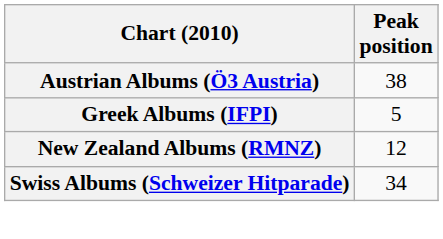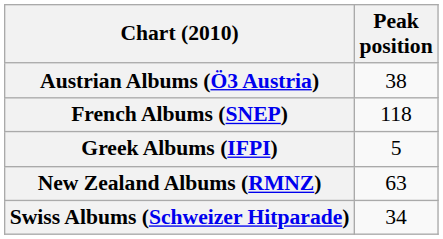+ row: (180, 114)
(396, 148) 12 -> (396, 182) 63
